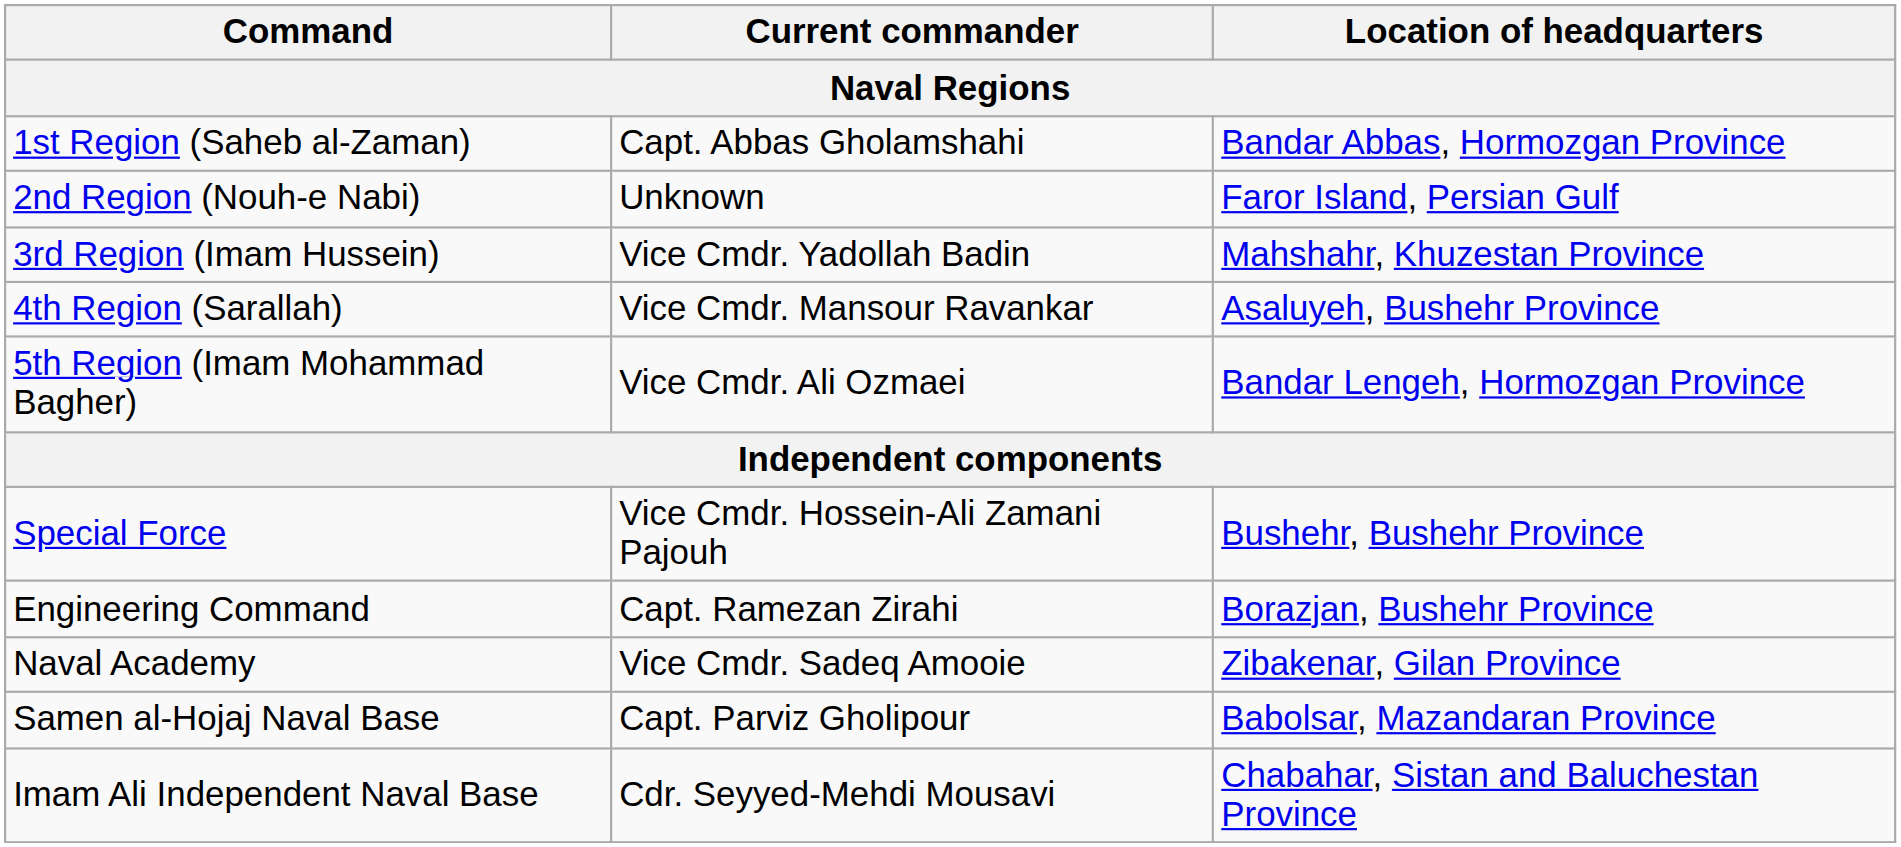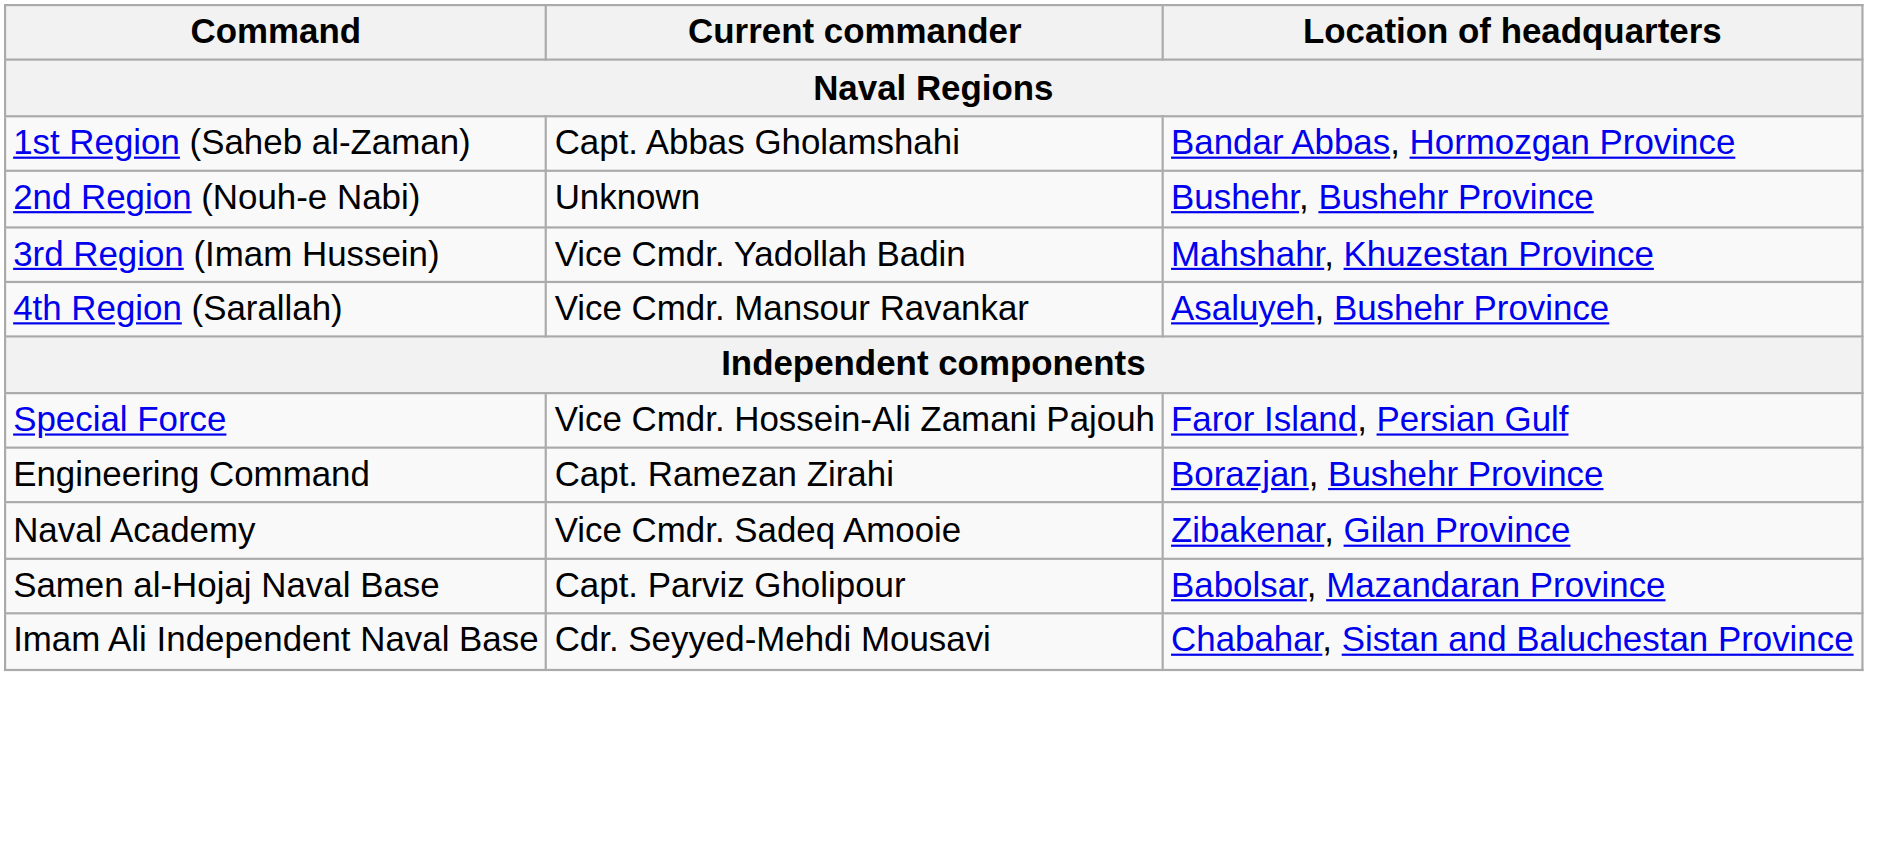(1420, 198) Faror Island, Persian Gulf -> (1382, 198) Bushehr, Bushehr Province
- row: (249, 383)
(1433, 533) Bushehr, Bushehr Province -> (1370, 419) Faror Island, Persian Gulf
